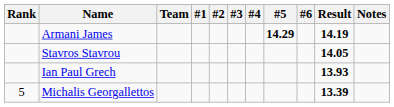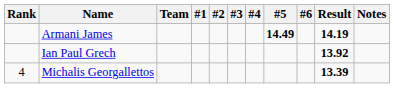(280, 33) 14.29 -> (280, 33) 14.49
- row: (81, 53)
(335, 72) 13.93 -> (335, 53) 13.92
(22, 92) 5 -> (22, 72) 4
